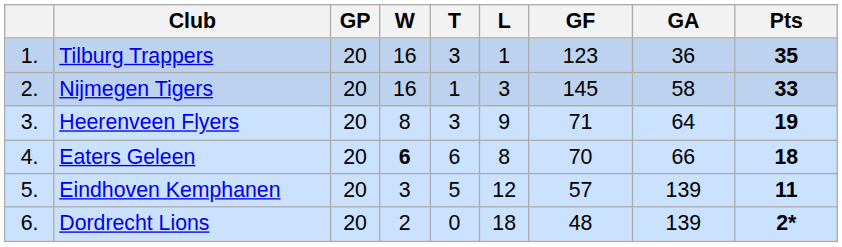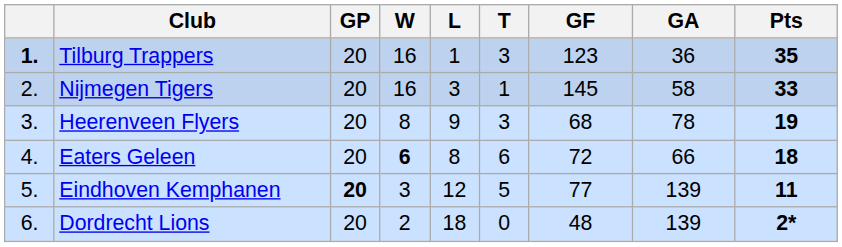columns swapped: (454, 21) <-> (504, 21)
(30, 55) normal -> (30, 55) bold
(580, 122) 71 -> (580, 122) 68
(683, 122) 64 -> (683, 122) 78
(580, 156) 70 -> (580, 156) 72
(355, 190) normal -> (355, 190) bold
(580, 190) 57 -> (580, 190) 77
